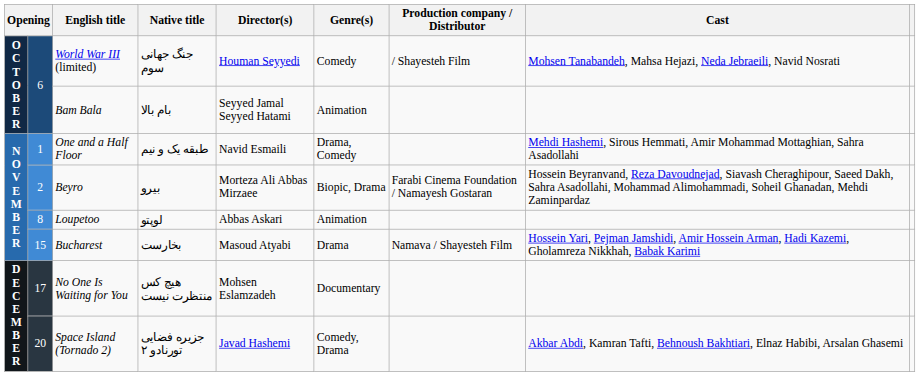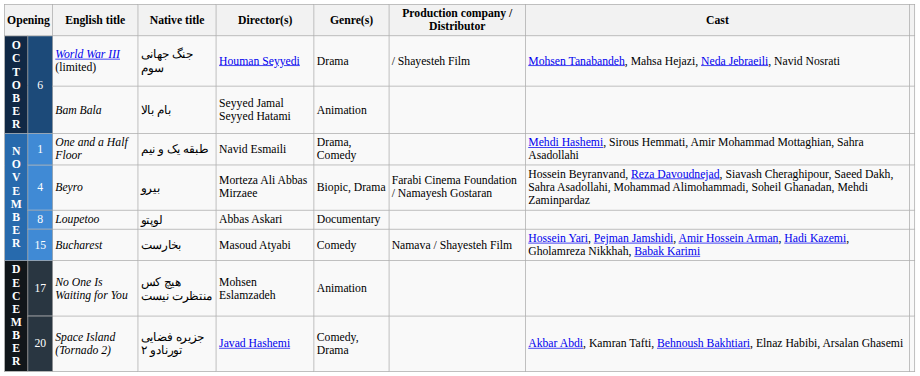(337, 61) Comedy -> (333, 61) Drama
(40, 187) 2 -> (40, 187) 4
(342, 219) Animation -> (349, 219) Documentary
(333, 245) Drama -> (337, 245) Comedy
(349, 288) Documentary -> (342, 288) Animation
